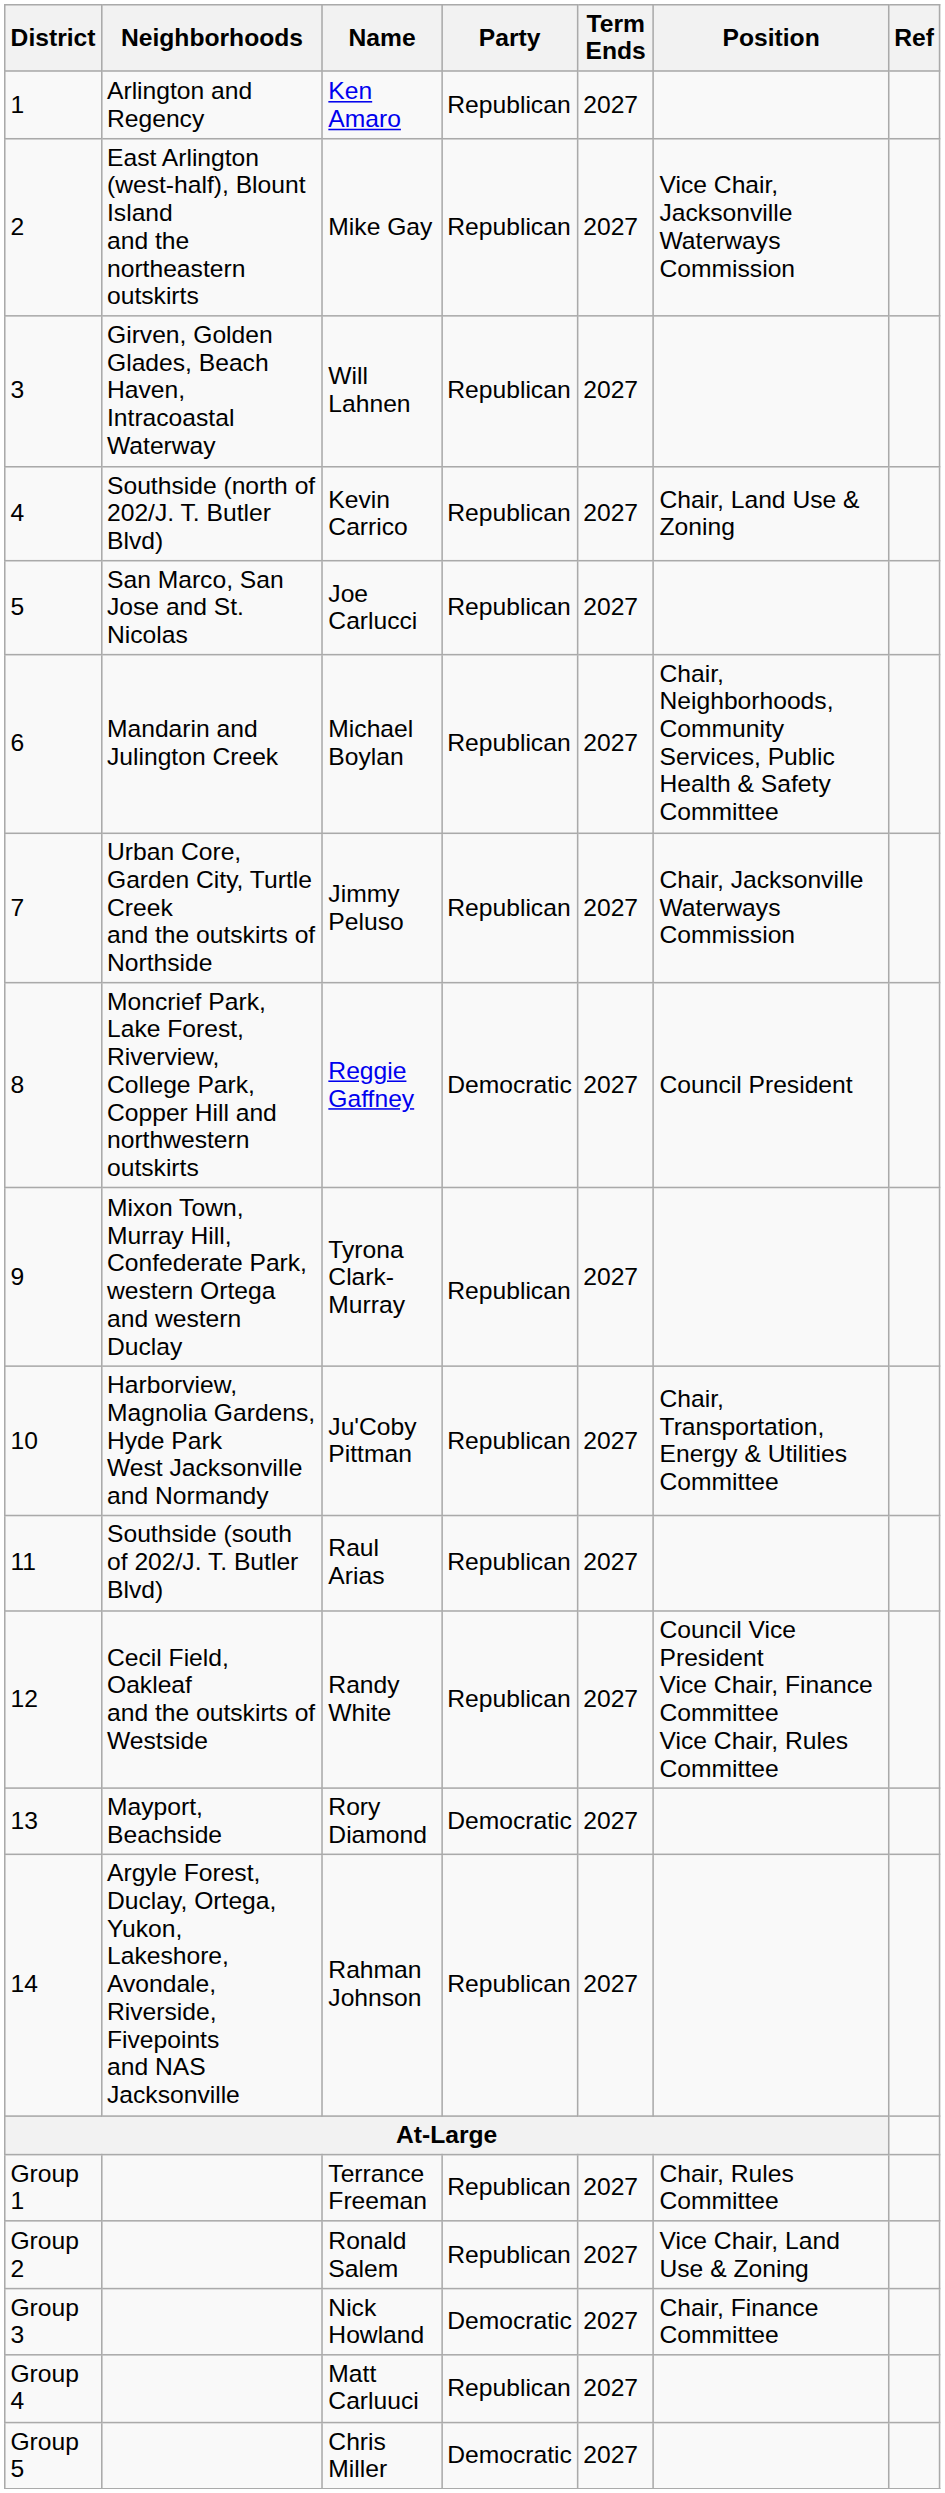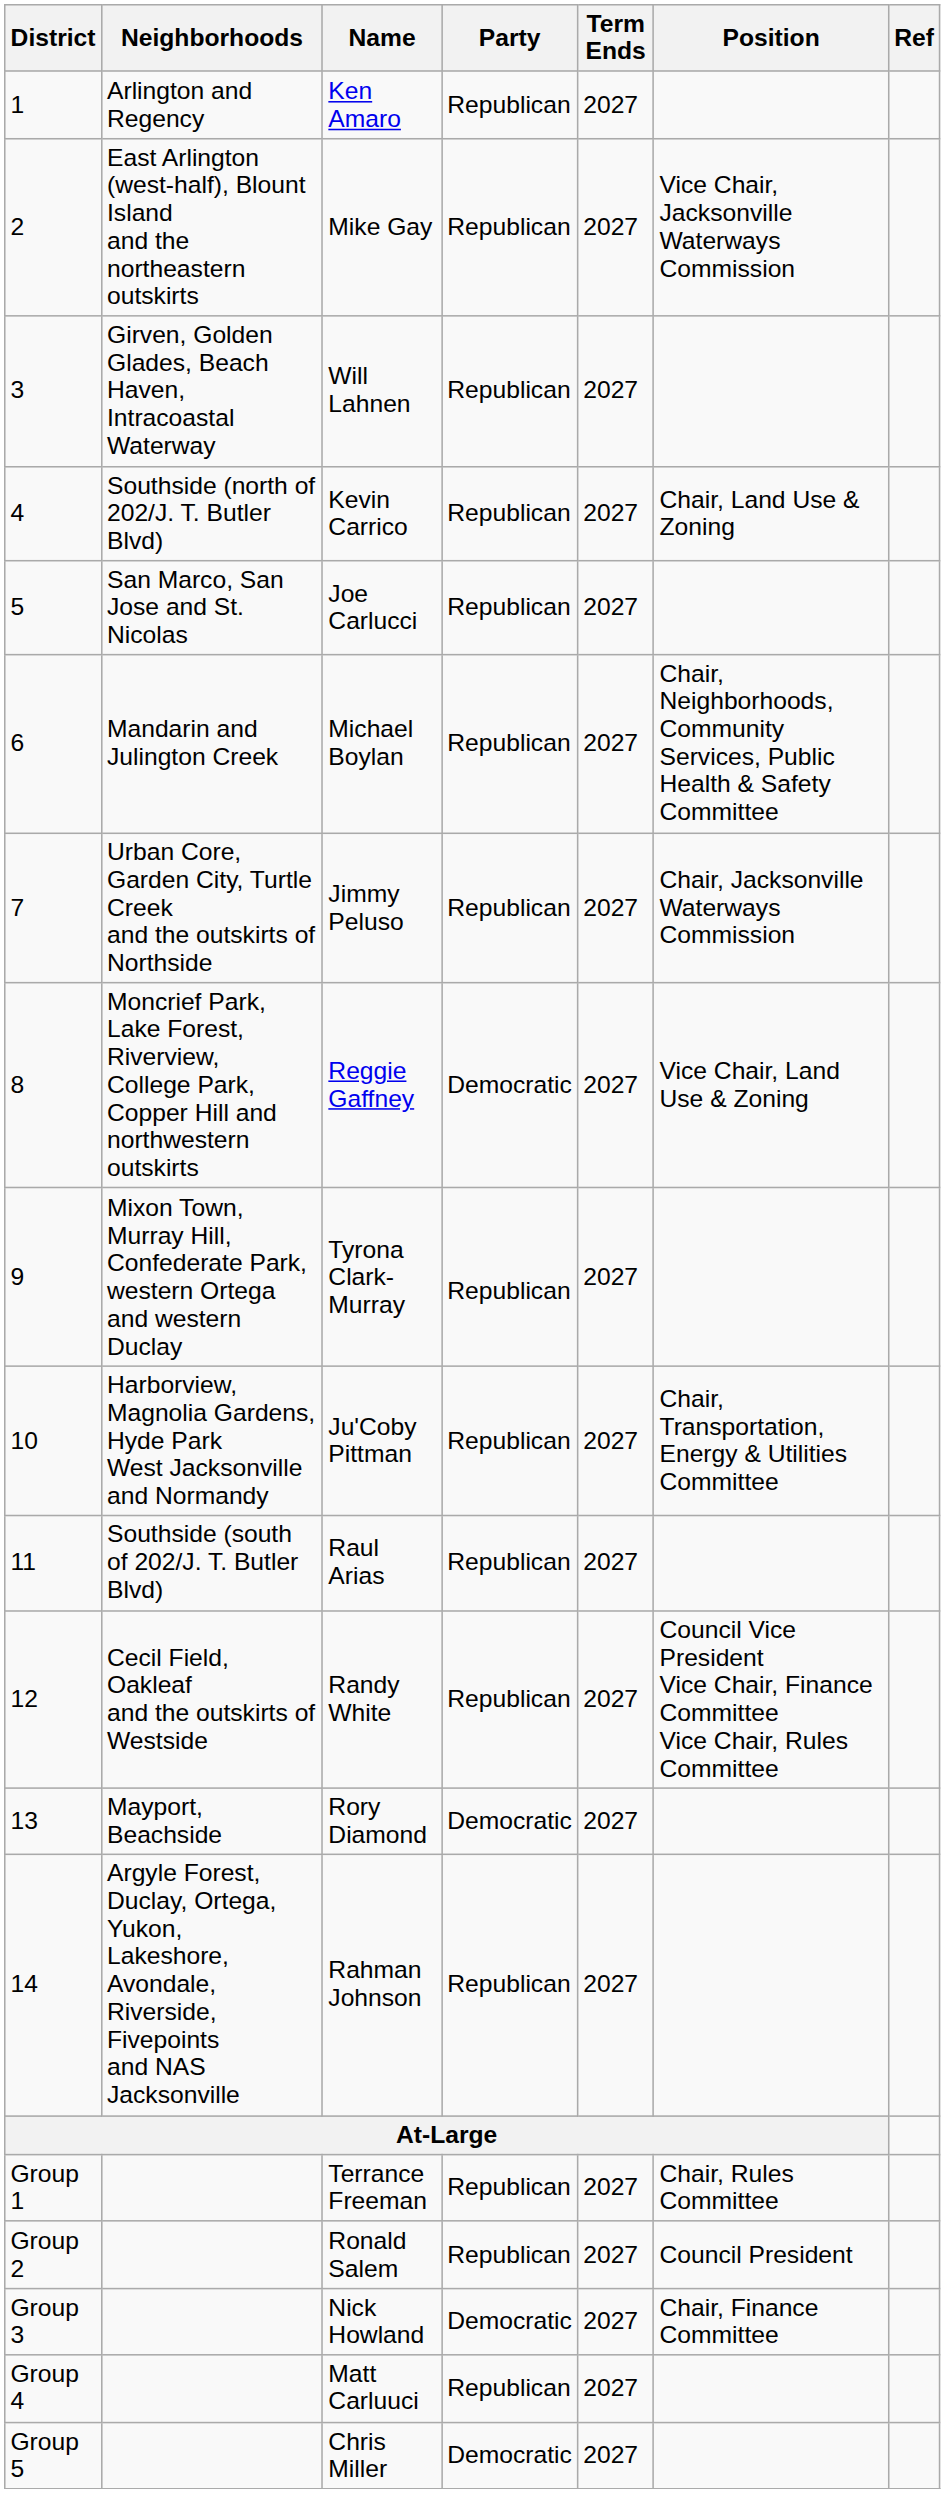(756, 1085) Council President -> (750, 1085) Vice Chair, Land Use & Zoning
(750, 2254) Vice Chair, Land Use & Zoning -> (756, 2254) Council President
